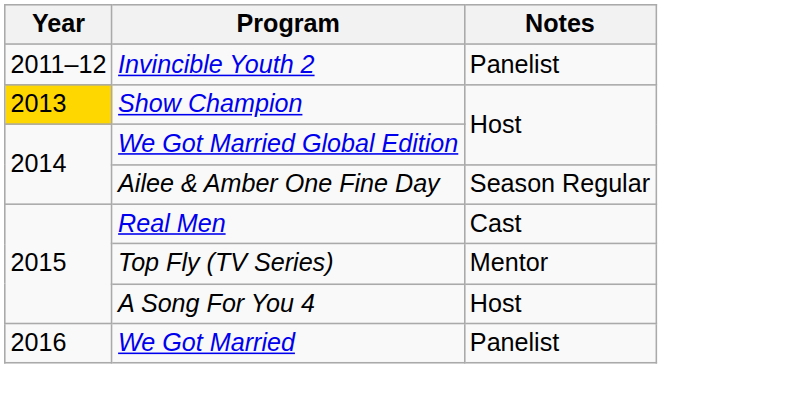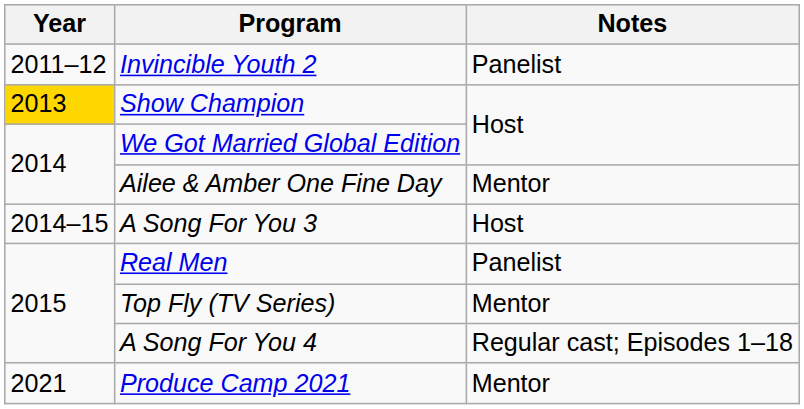(560, 183) Season Regular -> (511, 183) Mentor
+ row: (218, 223)
(496, 223) Cast -> (516, 263) Panelist
(496, 303) Host -> (632, 343) Regular cast; Episodes 1–18
- row: (207, 343)
+ row: (235, 382)
